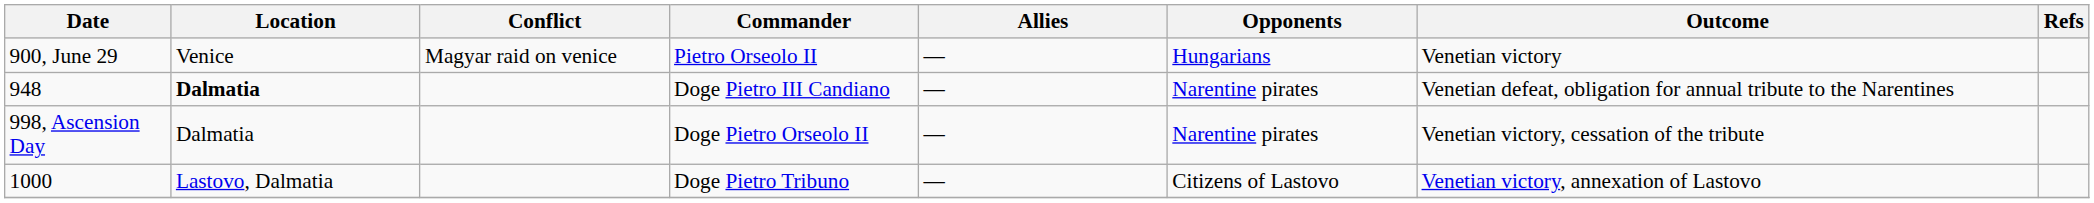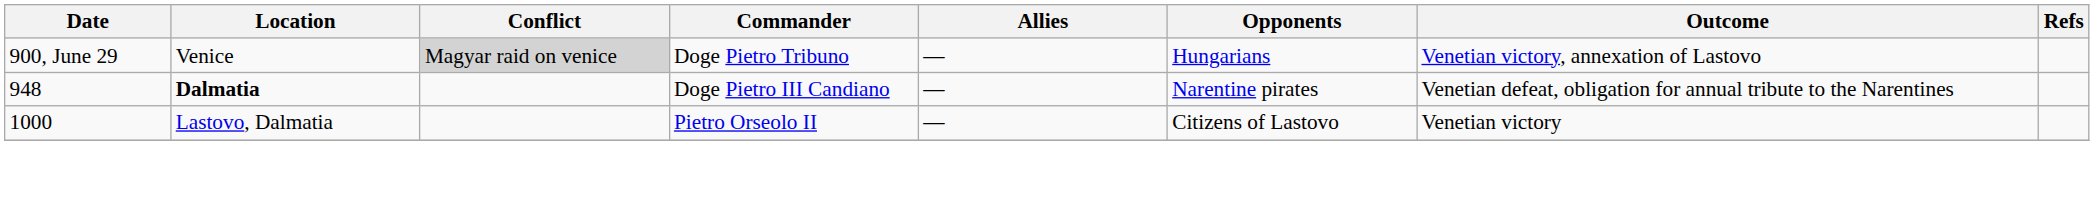(521, 55) no background -> (521, 55) lightgrey background
(746, 55) Pietro Orseolo II -> (761, 55) Doge Pietro Tribuno
(1492, 55) Venetian victory -> (1591, 55) Venetian victory, annexation of Lastovo
- row: (75, 134)
(762, 180) Doge Pietro Tribuno -> (745, 122) Pietro Orseolo II
(1591, 180) Venetian victory, annexation of Lastovo -> (1491, 122) Venetian victory
